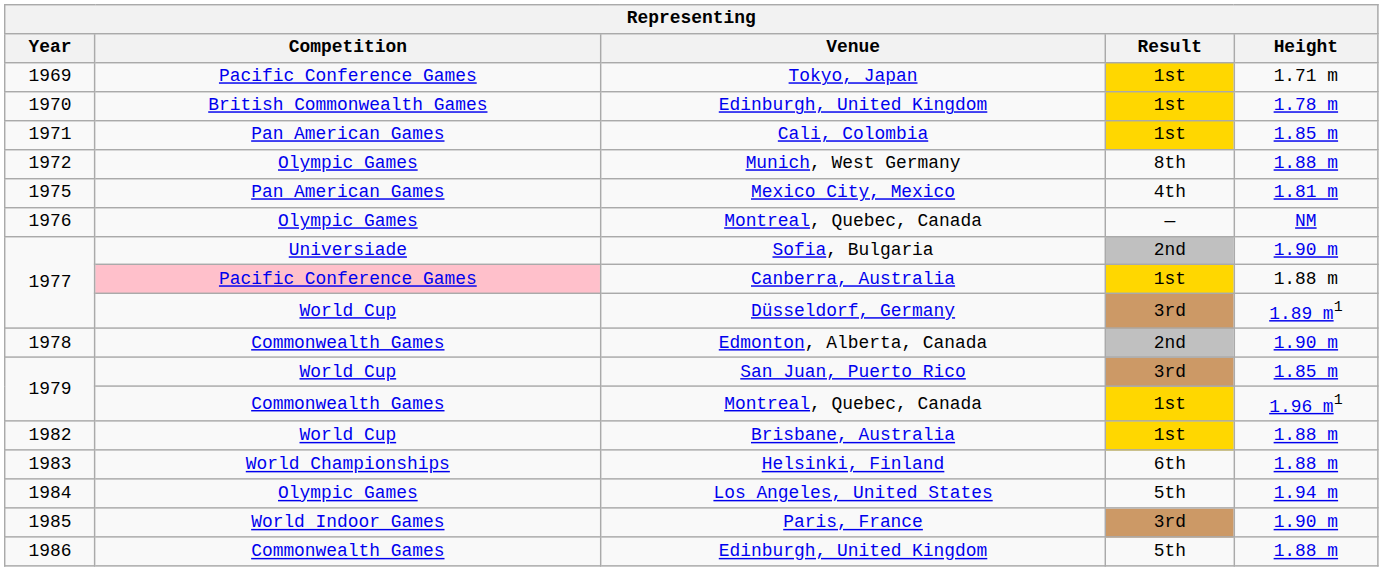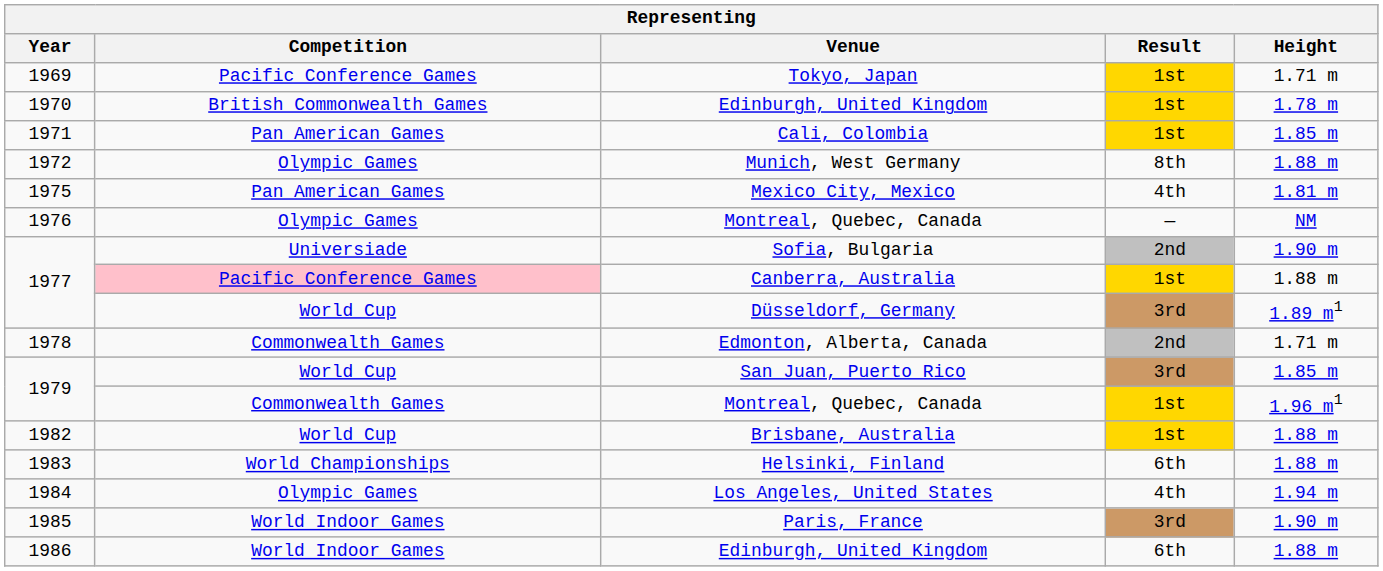(1306, 343) 1.90 m -> (1306, 343) 1.71 m
(1170, 494) 5th -> (1170, 494) 4th
(348, 552) Commonwealth Games -> (348, 552) World Indoor Games
(1170, 552) 5th -> (1170, 552) 6th
